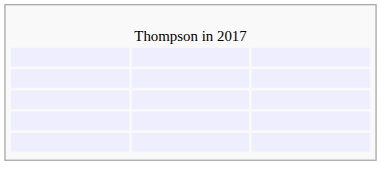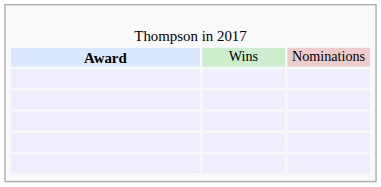+ row: (105, 58)
